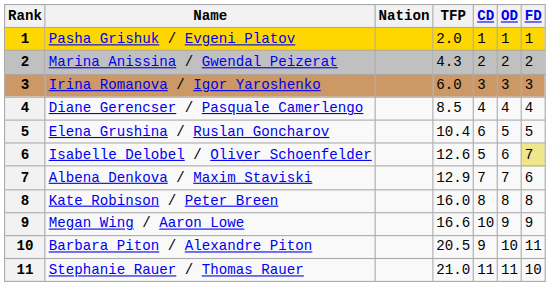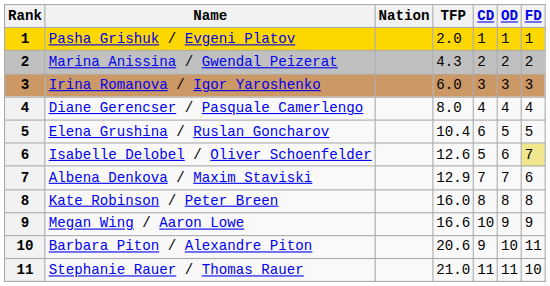(449, 108) 8.5 -> (449, 108) 8.0
(453, 247) 20.5 -> (453, 247) 20.6
